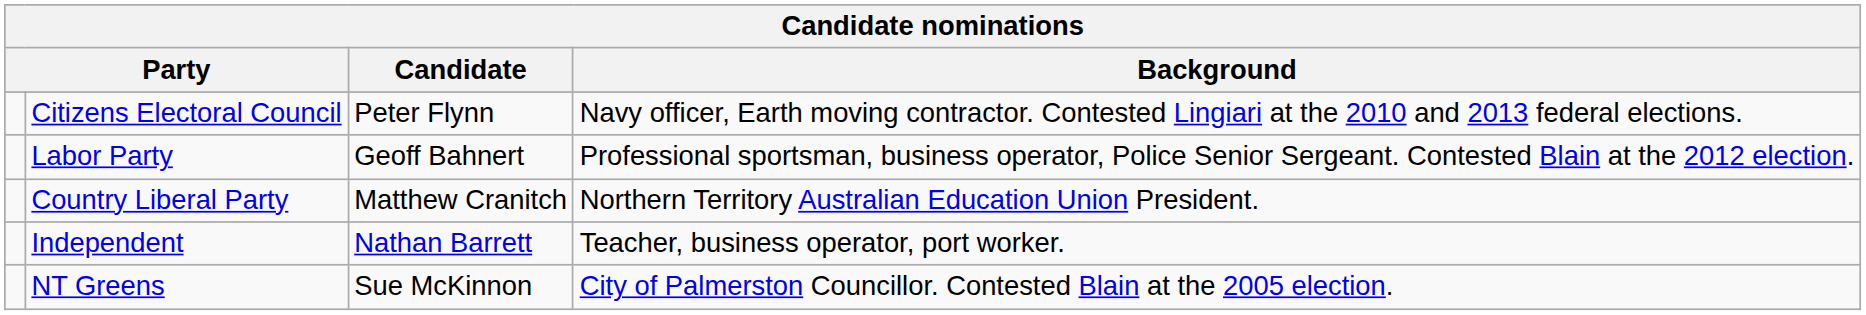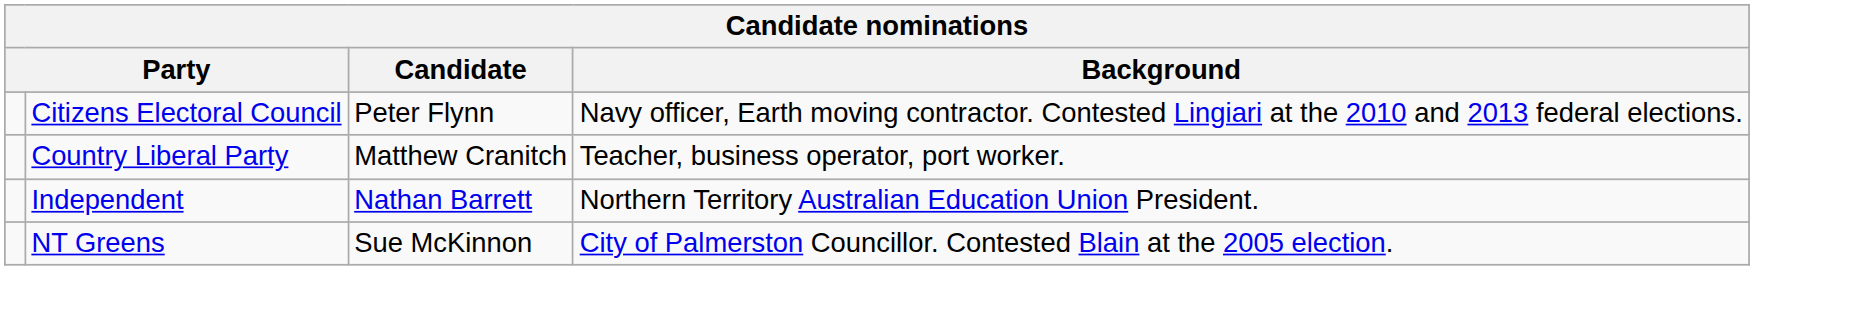- row: (102, 156)
(919, 199) Northern Territory Australian Education Union President. -> (822, 156) Teacher, business operator, port worker.
(822, 243) Teacher, business operator, port worker. -> (919, 199) Northern Territory Australian Education Union President.
